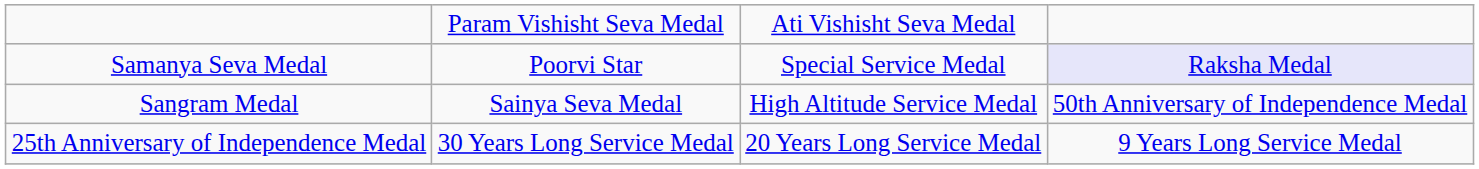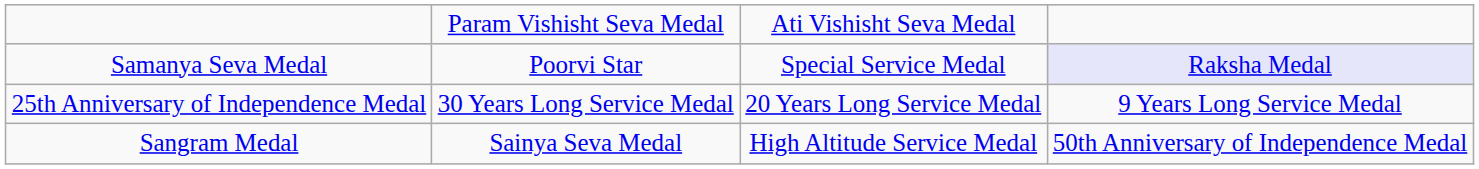rows swapped: (219, 103) <-> (219, 143)
